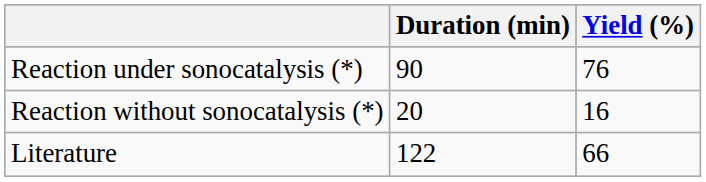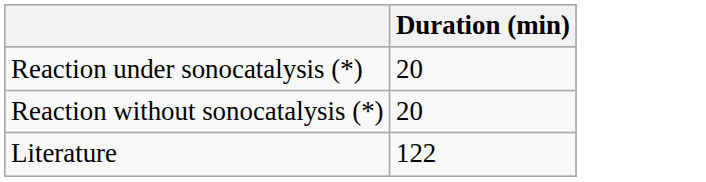- column: (638, 25)
(409, 68) 90 -> (409, 68) 20
